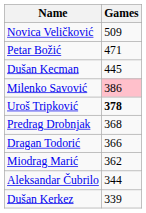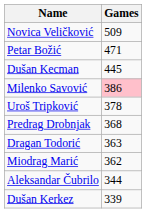(113, 106) bold -> (113, 106) normal
(113, 143) 366 -> (113, 143) 363
